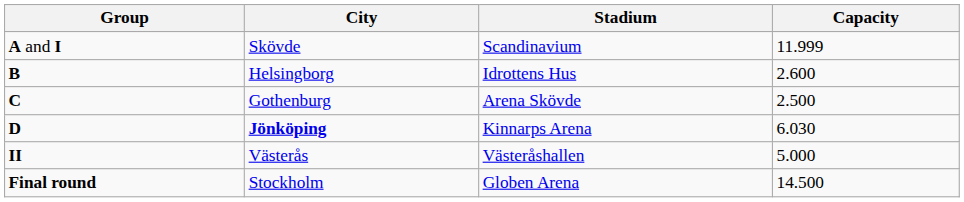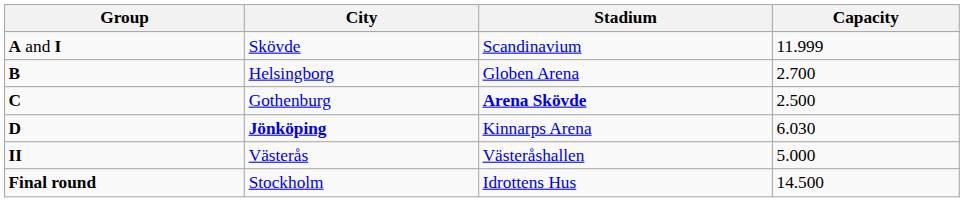(529, 73) Idrottens Hus -> (531, 73) Globen Arena
(796, 73) 2.600 -> (796, 73) 2.700
(532, 100) normal -> (535, 100) bold
(531, 182) Globen Arena -> (529, 182) Idrottens Hus
